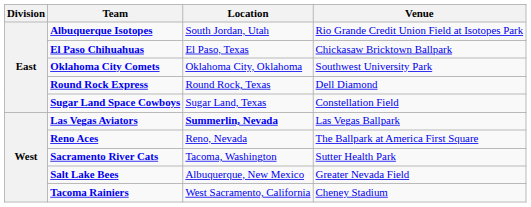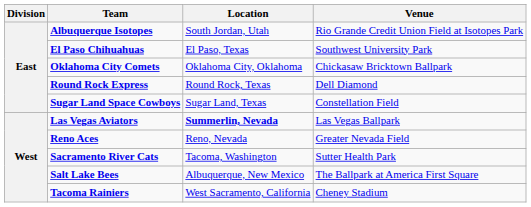(384, 48) Chickasaw Bricktown Ballpark -> (374, 48) Southwest University Park
(374, 66) Southwest University Park -> (384, 66) Chickasaw Bricktown Ballpark
(397, 138) The Ballpark at America First Square -> (362, 138) Greater Nevada Field
(362, 174) Greater Nevada Field -> (397, 174) The Ballpark at America First Square
